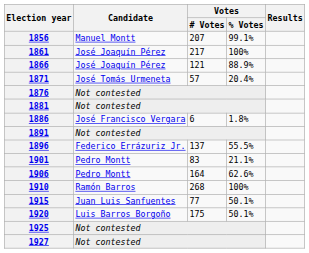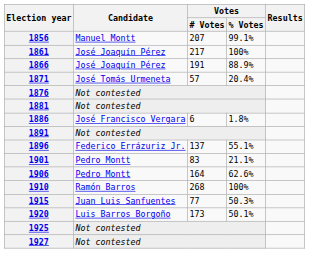(197, 65) 121 -> (197, 65) 191
(241, 147) 55.5% -> (241, 147) 55.1%
(241, 201) 50.1% -> (241, 201) 50.3%
(197, 214) 175 -> (197, 214) 173
